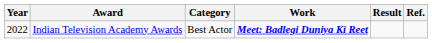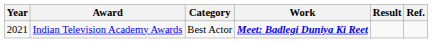(17, 29) 2022 -> (17, 29) 2021
